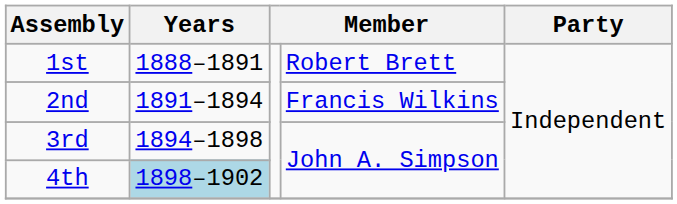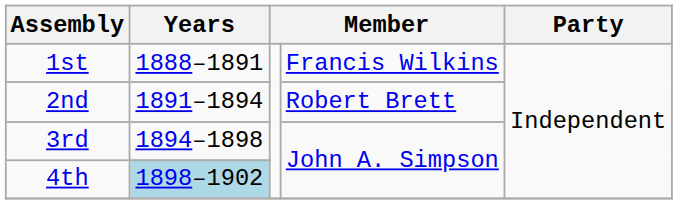(371, 63) Robert Brett -> (392, 63) Francis Wilkins
(392, 102) Francis Wilkins -> (371, 102) Robert Brett
